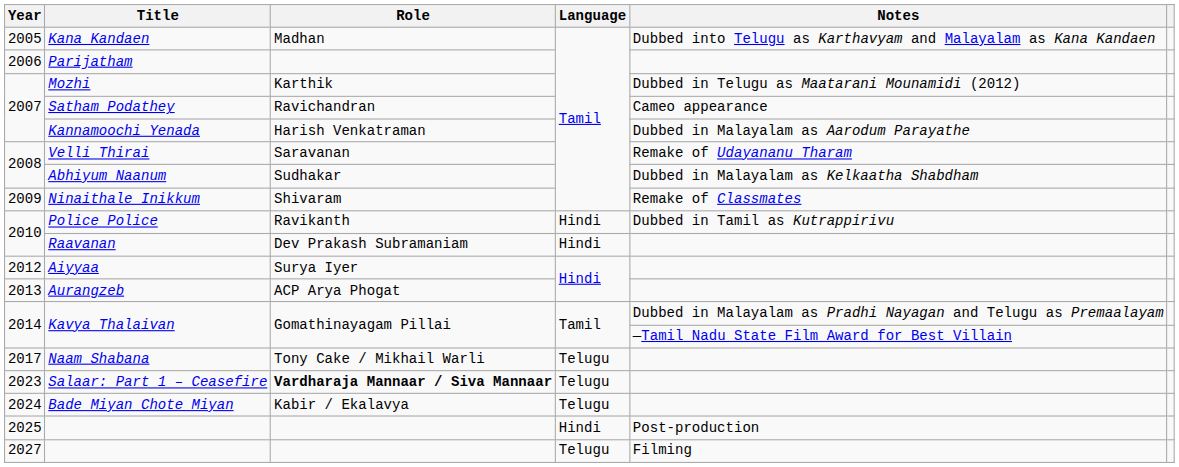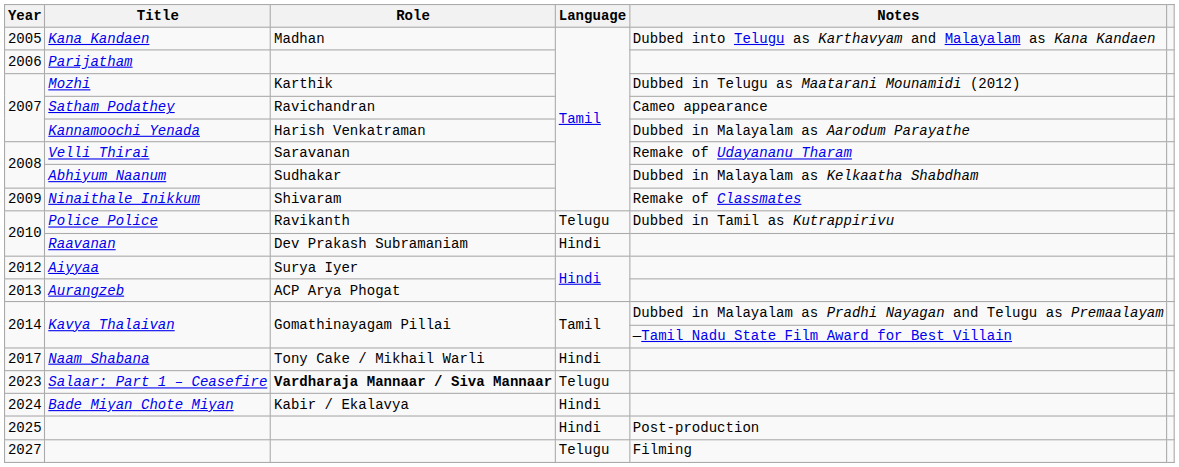(580, 222) Hindi -> (584, 222) Telugu
(584, 359) Telugu -> (580, 359) Hindi
(584, 405) Telugu -> (580, 405) Hindi
